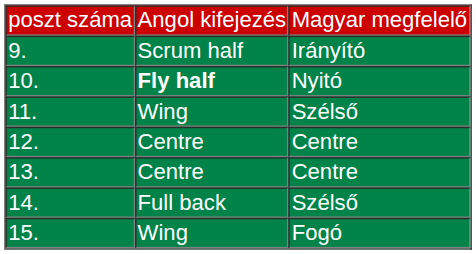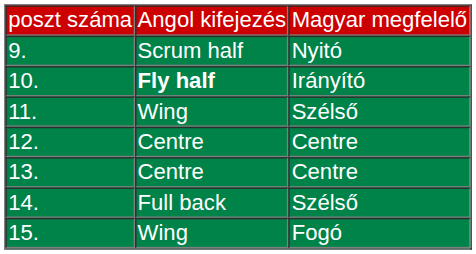(328, 50) Irányító -> (317, 50) Nyitó
(317, 81) Nyitó -> (328, 81) Irányító
